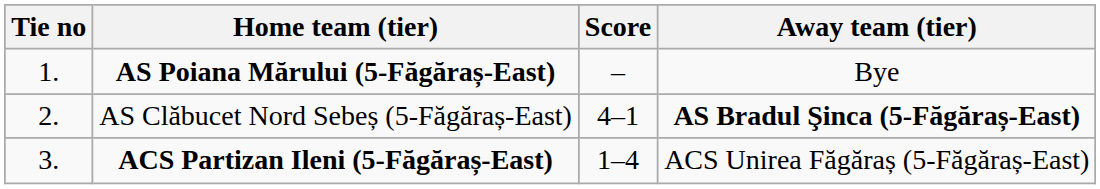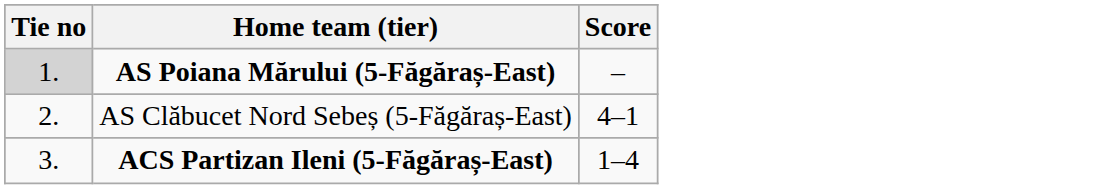- column: (877, 26)
(49, 71) no background -> (49, 71) lightgrey background
